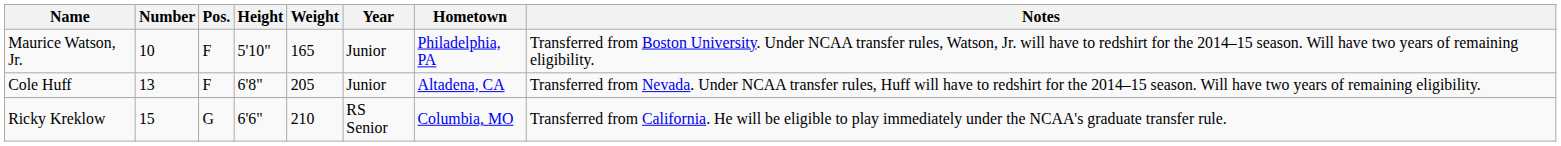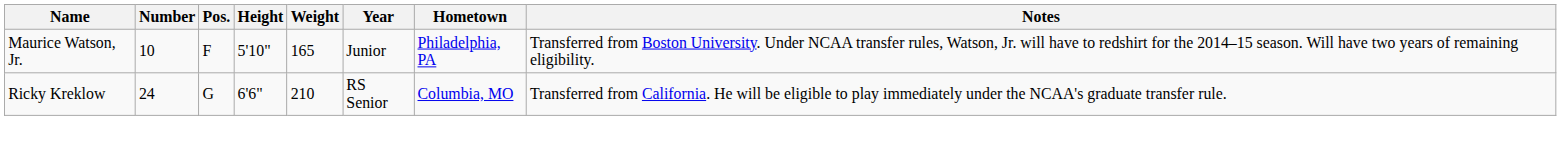- row: (40, 85)
(147, 119) 15 -> (147, 94) 24
